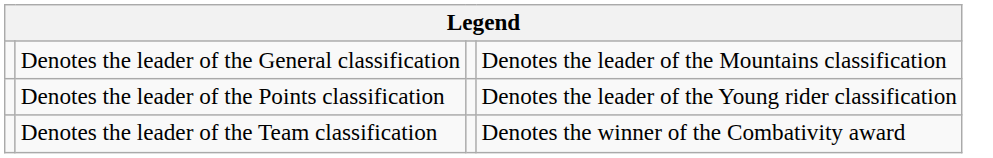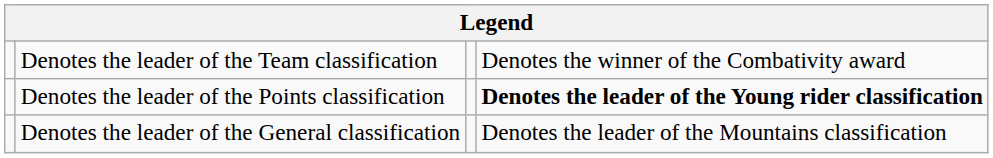rows swapped: (240, 59) <-> (229, 133)
(719, 96) normal -> (732, 96) bold
